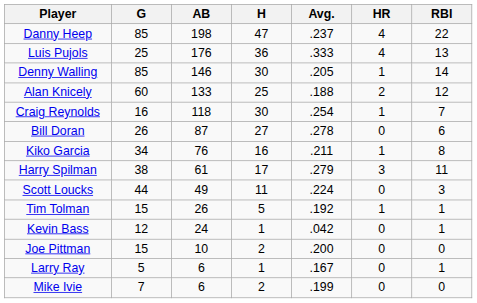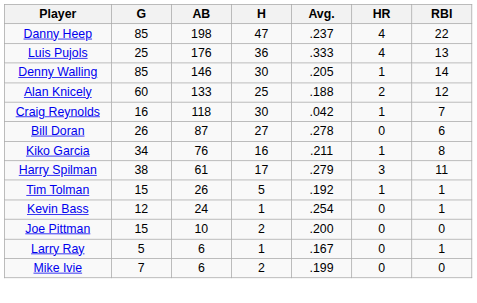(321, 111) .254 -> (321, 111) .042
- row: (58, 190)
(321, 229) .042 -> (321, 209) .254
